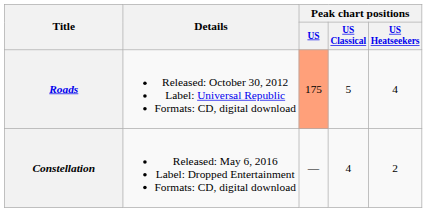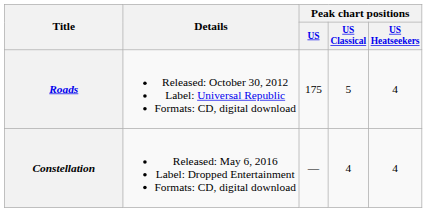(313, 89) lightsalmon background -> (313, 89) no background
(395, 168) 2 -> (395, 168) 4
